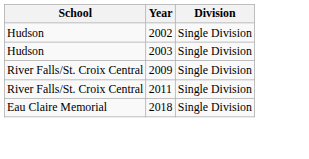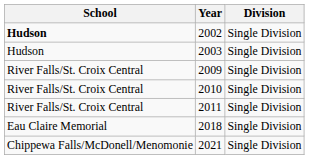(26, 32) normal -> (27, 32) bold
+ row: (210, 88)
+ row: (210, 145)
